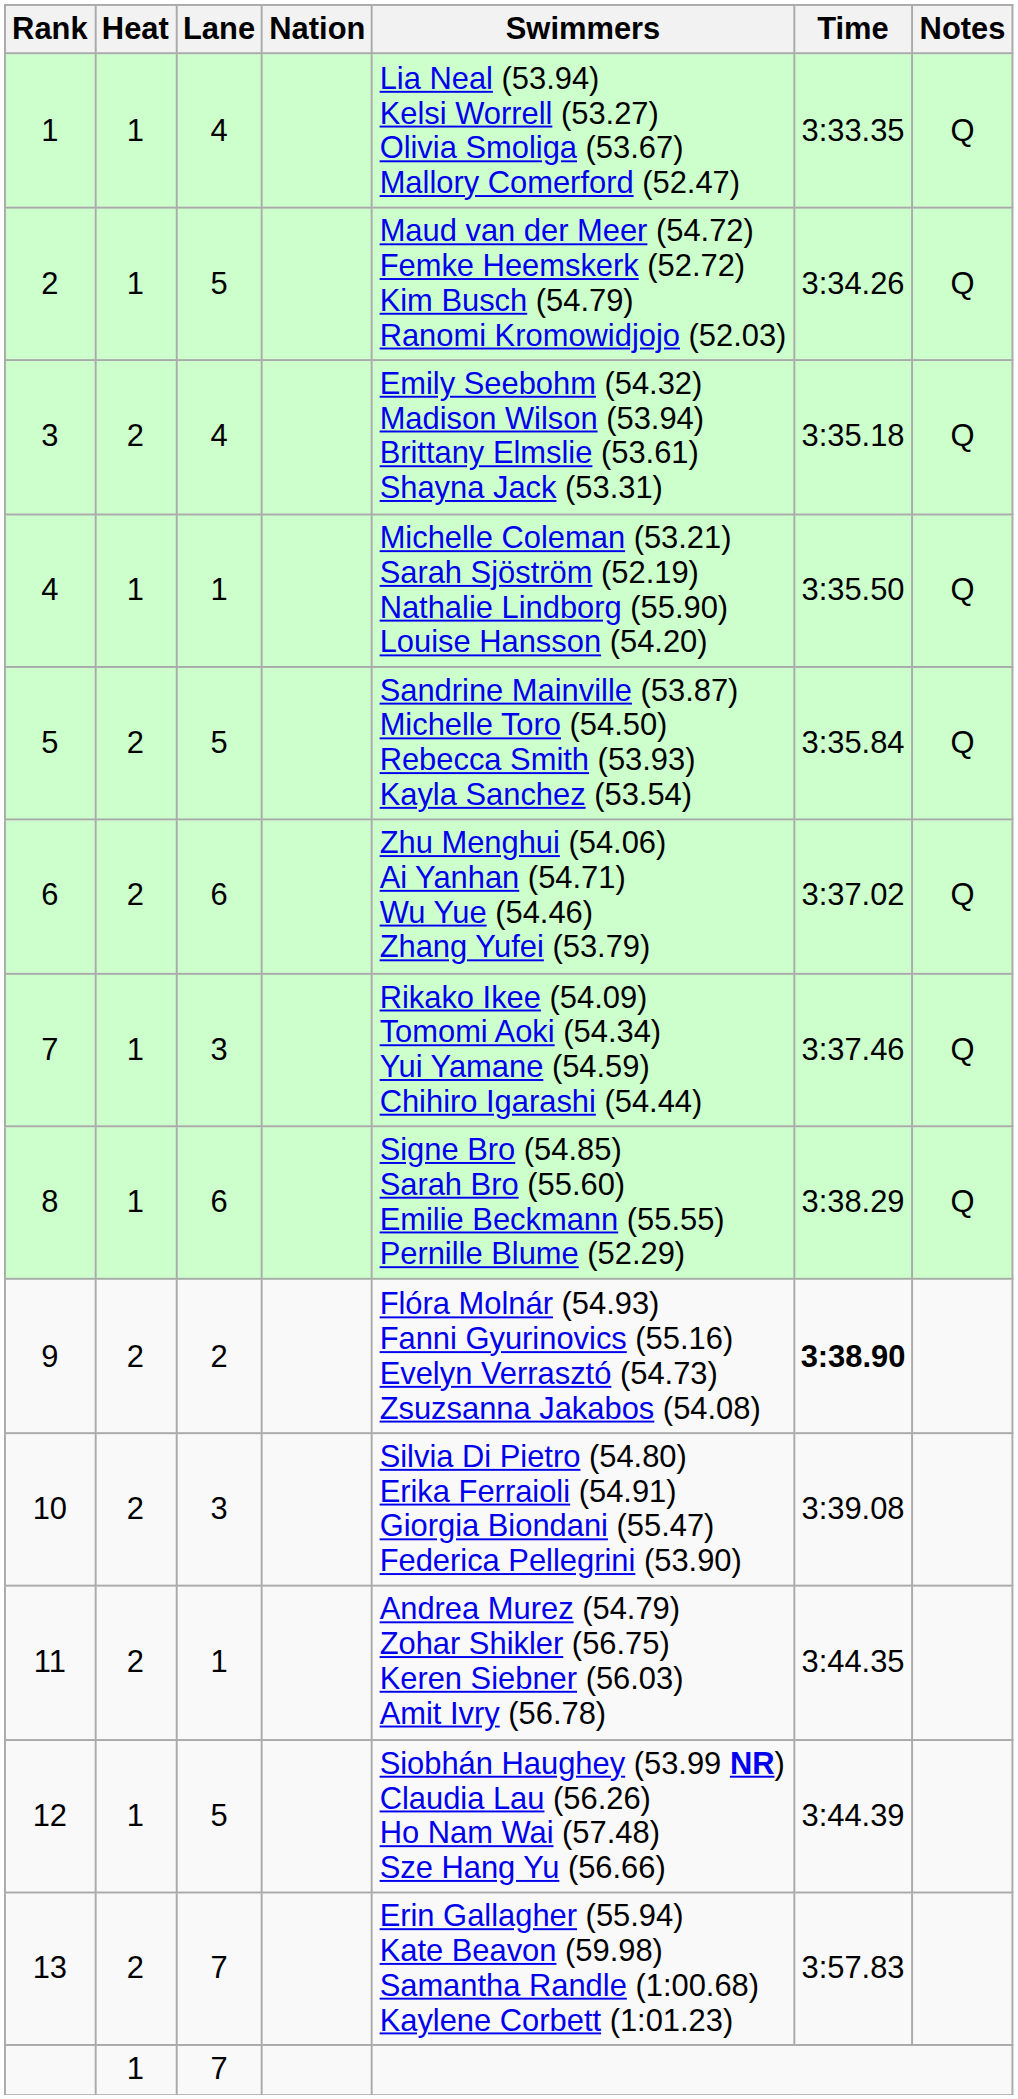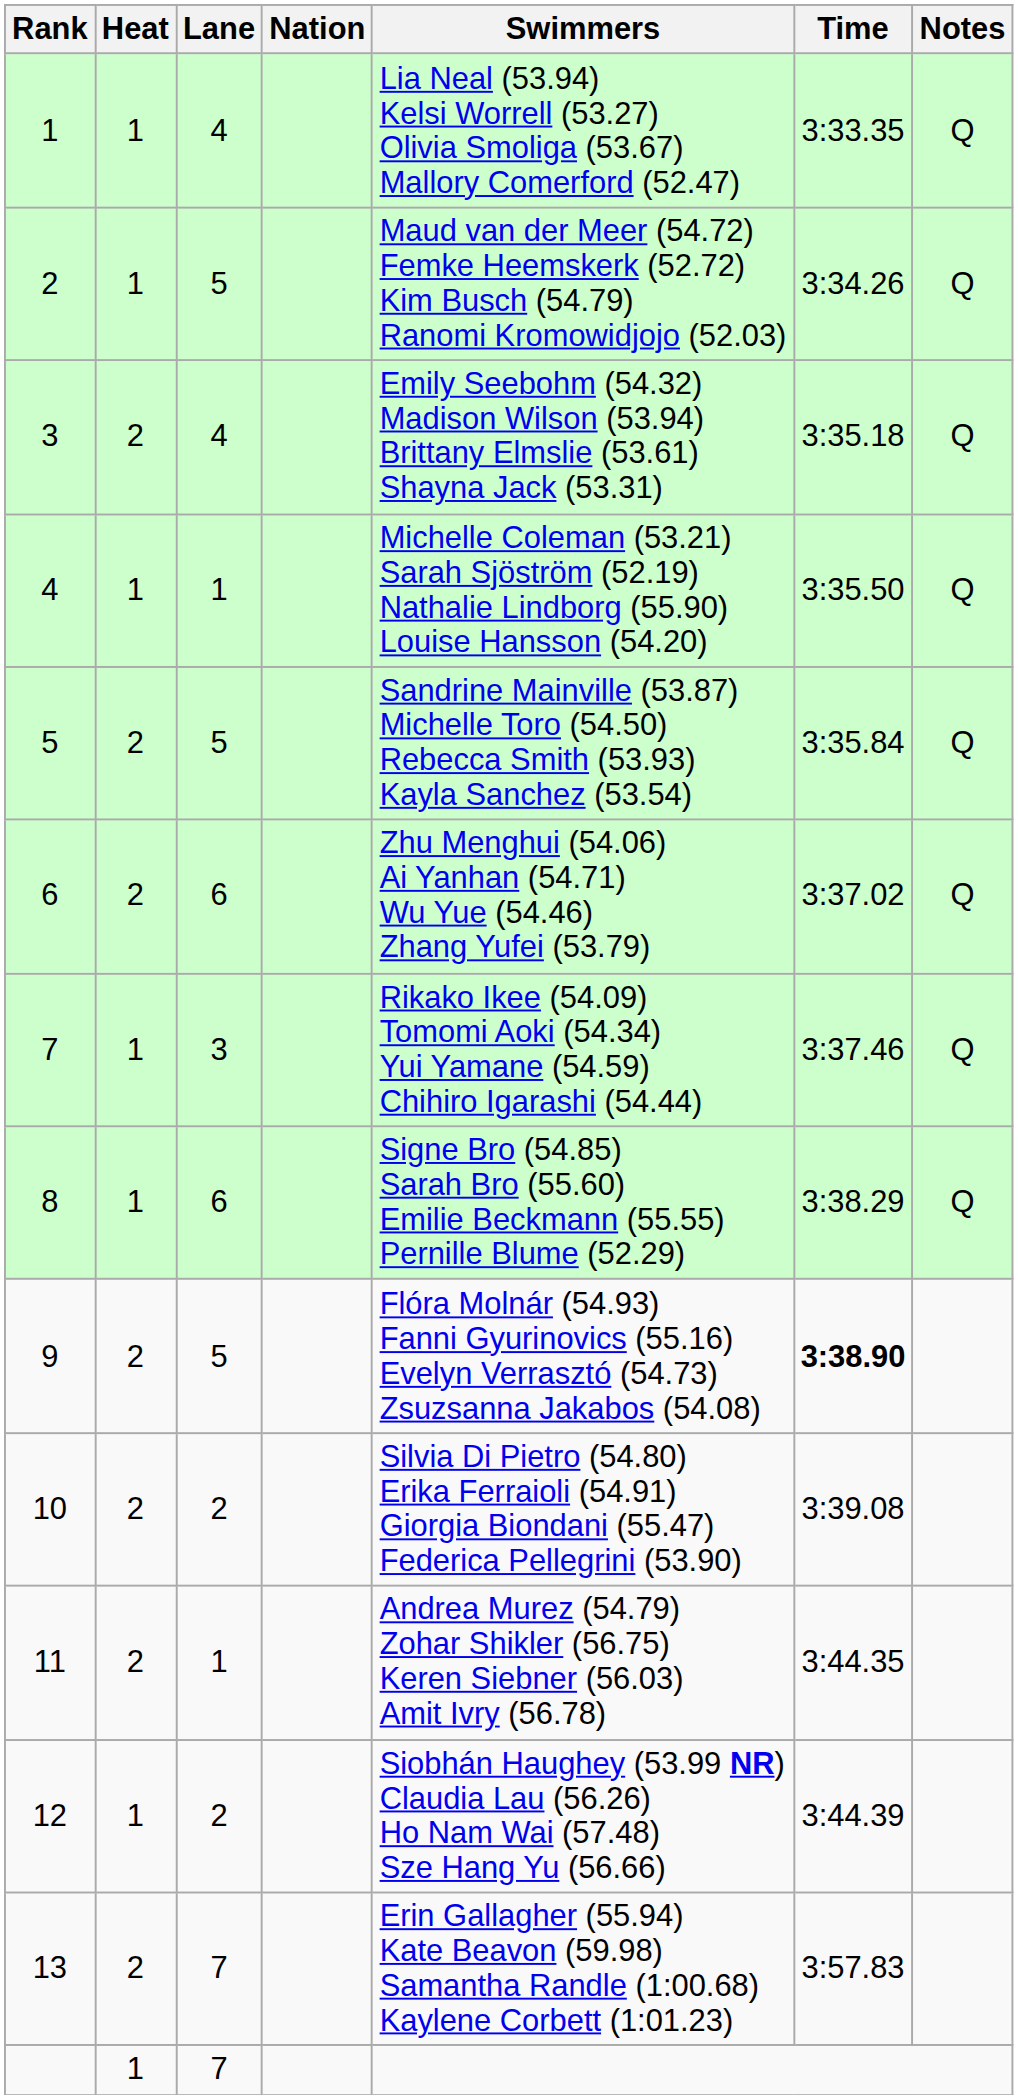(219, 1355) 2 -> (219, 1355) 5
(219, 1508) 3 -> (219, 1508) 2
(219, 1815) 5 -> (219, 1815) 2
